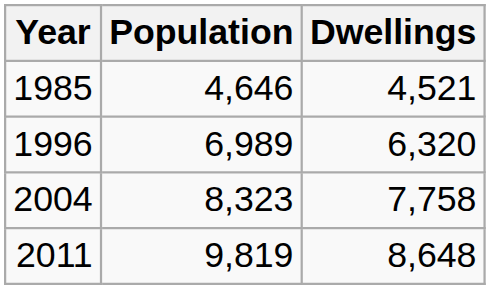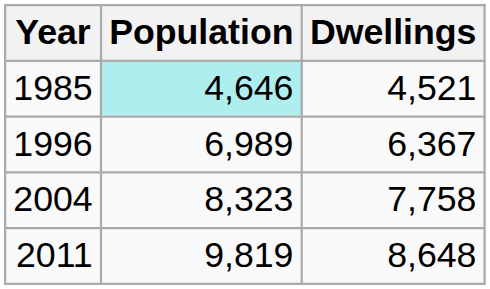(249, 88) no background -> (249, 88) paleturquoise background
(432, 144) 6,320 -> (432, 144) 6,367
